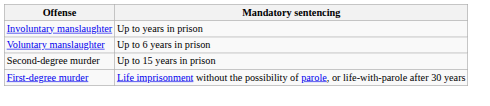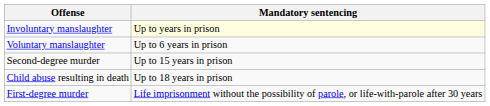(160, 28) no background -> (177, 28) lightyellow background
+ row: (68, 77)
